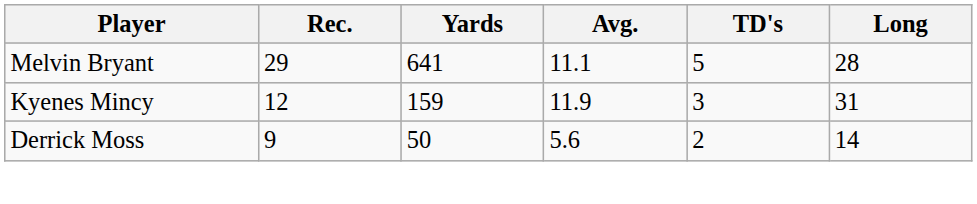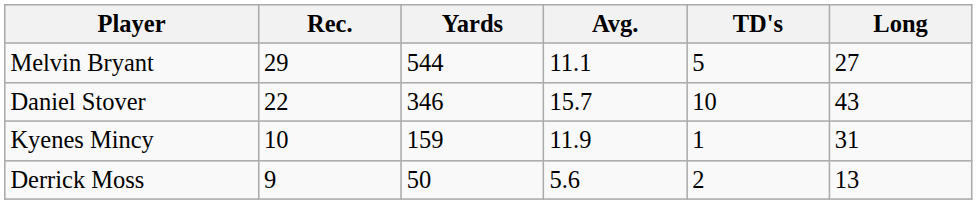(425, 62) 641 -> (425, 62) 544
(847, 62) 28 -> (847, 62) 27
+ row: (78, 101)
(276, 101) 12 -> (276, 140) 10
(698, 101) 3 -> (698, 140) 1
(847, 140) 14 -> (847, 179) 13
